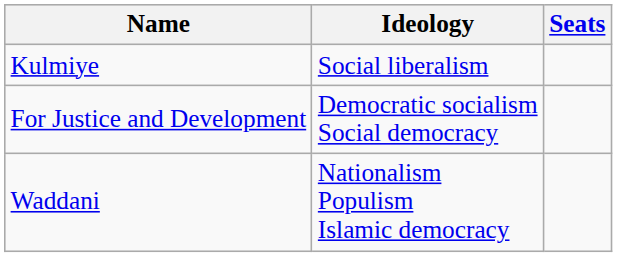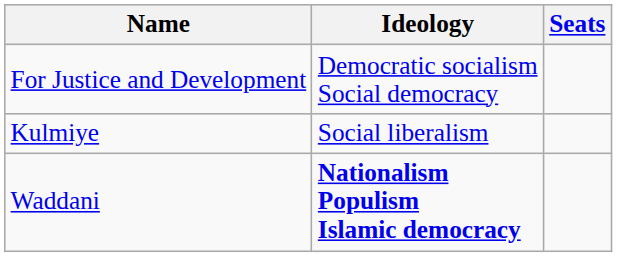rows swapped: (158, 118) <-> (55, 64)
(414, 201) normal -> (419, 201) bold
